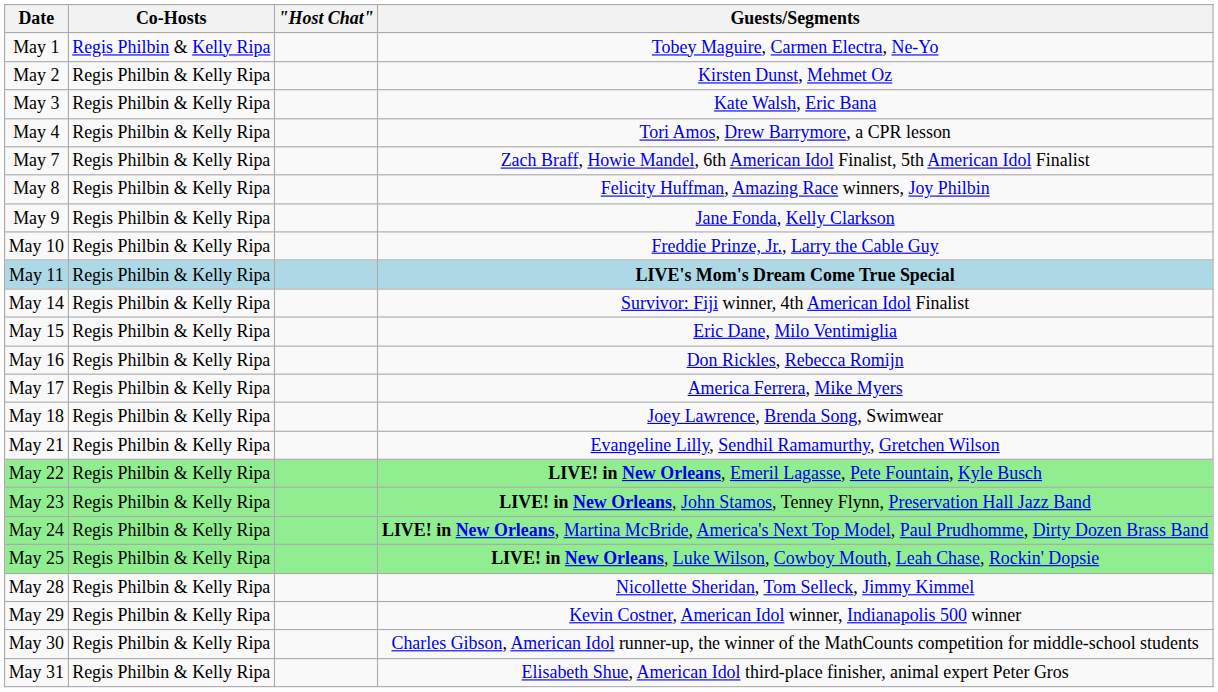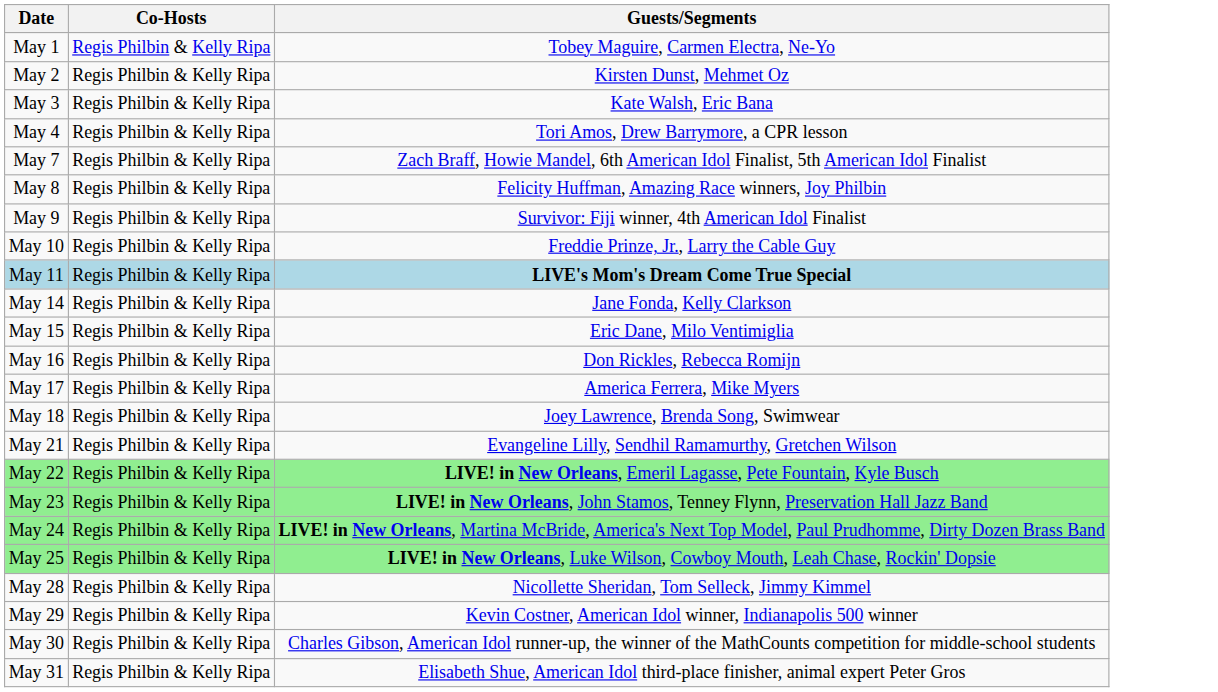- column: (326, 18)
(795, 217) Jane Fonda, Kelly Clarkson -> (692, 217) Survivor: Fiji winner, 4th American Idol Finalist
(795, 302) Survivor: Fiji winner, 4th American Idol Finalist -> (692, 302) Jane Fonda, Kelly Clarkson
